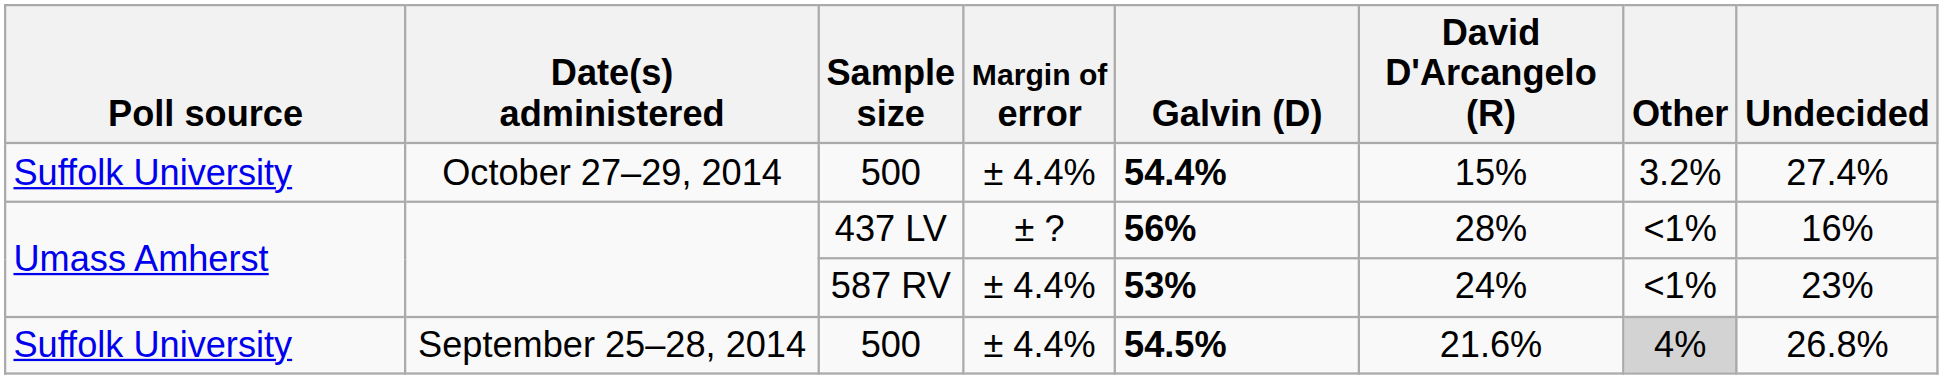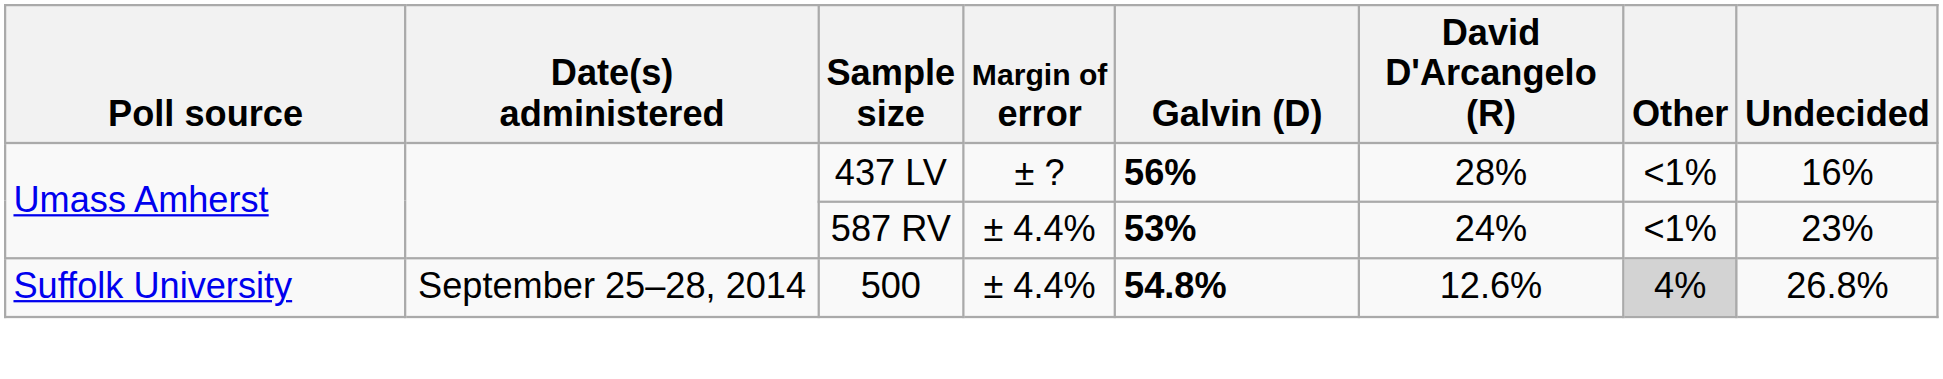- row: (612, 171)
(1175, 343) 54.5% -> (1175, 286) 54.8%
(1491, 343) 21.6% -> (1491, 286) 12.6%
